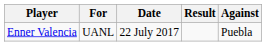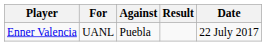columns swapped: (240, 13) <-> (149, 13)
